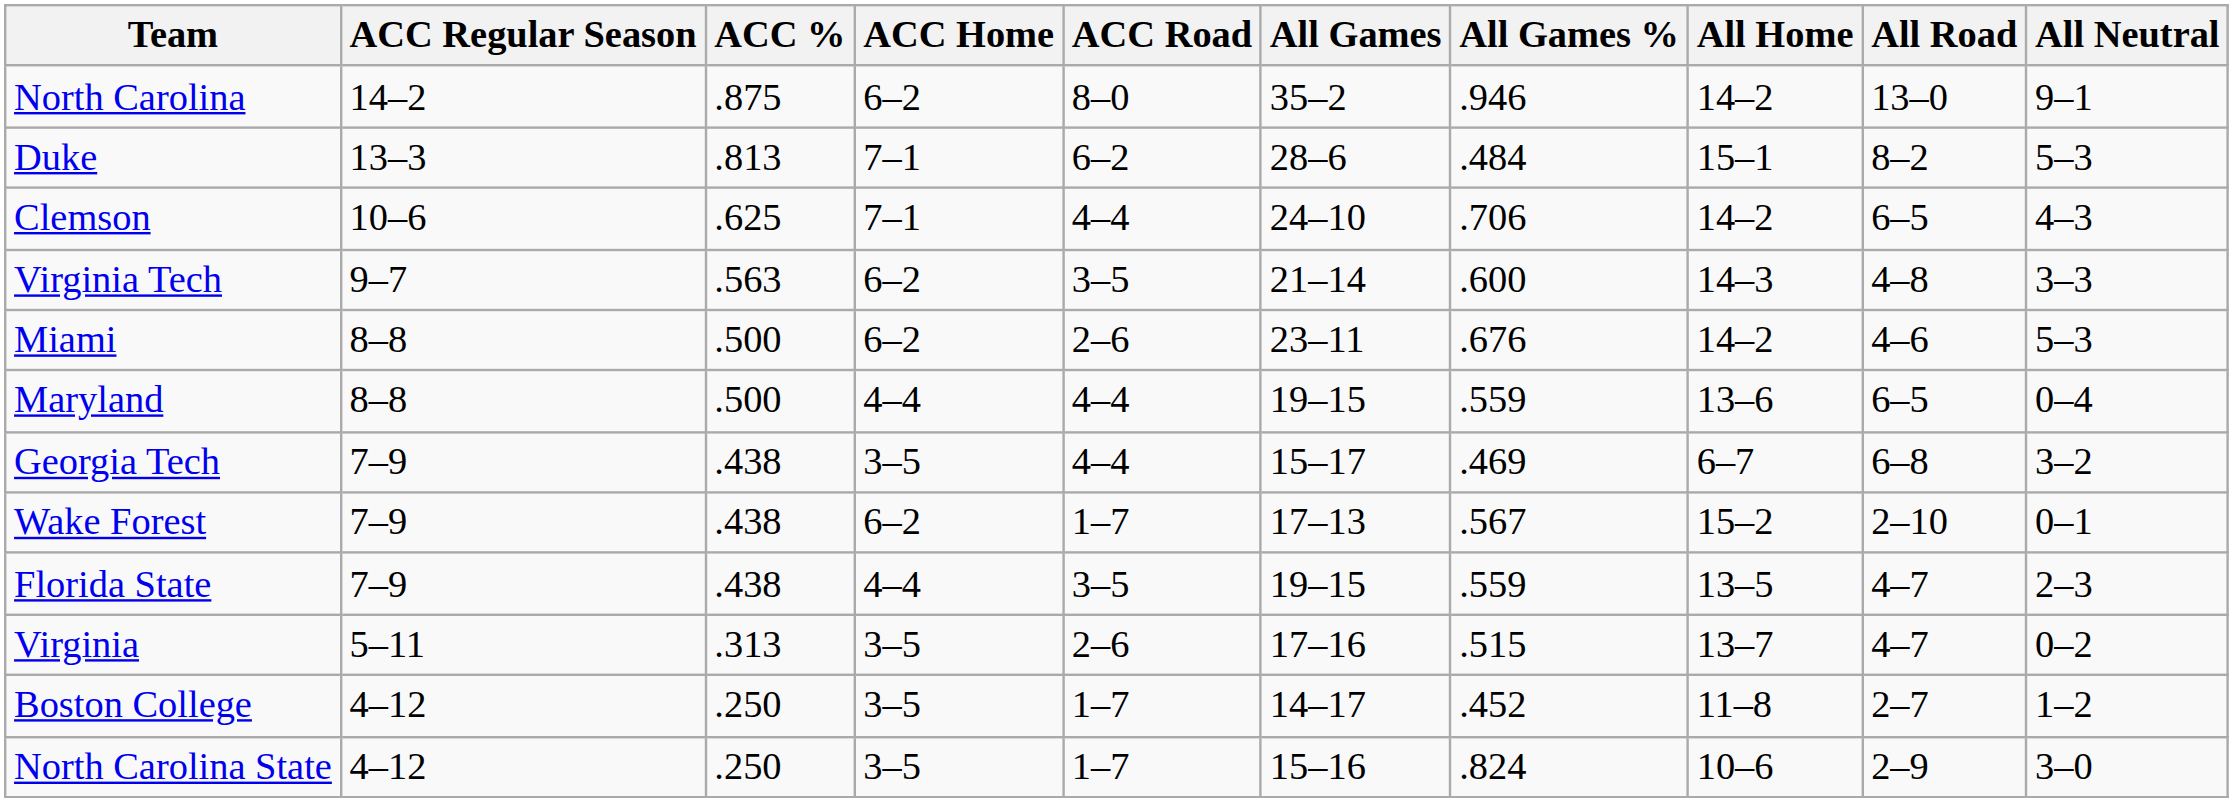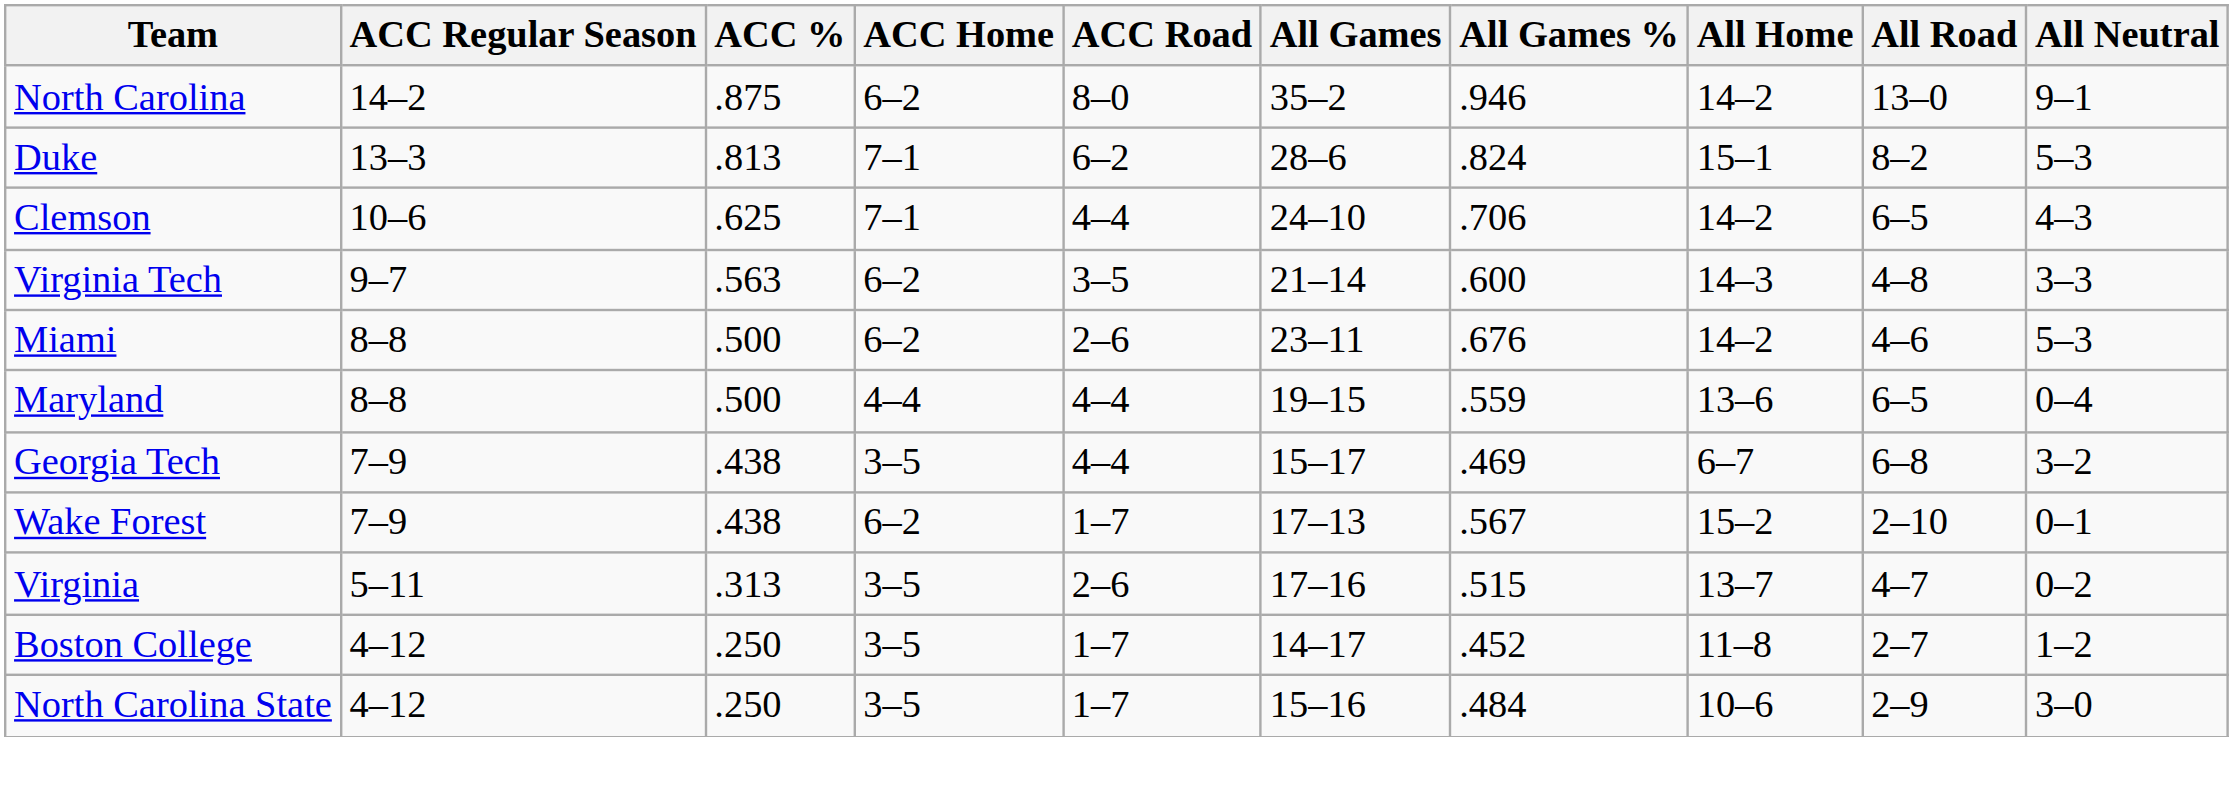(1493, 156) .484 -> (1493, 156) .824
- row: (113, 583)
(1493, 765) .824 -> (1493, 704) .484
